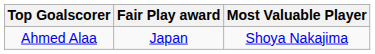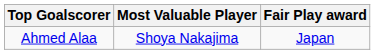columns swapped: (297, 15) <-> (169, 15)
